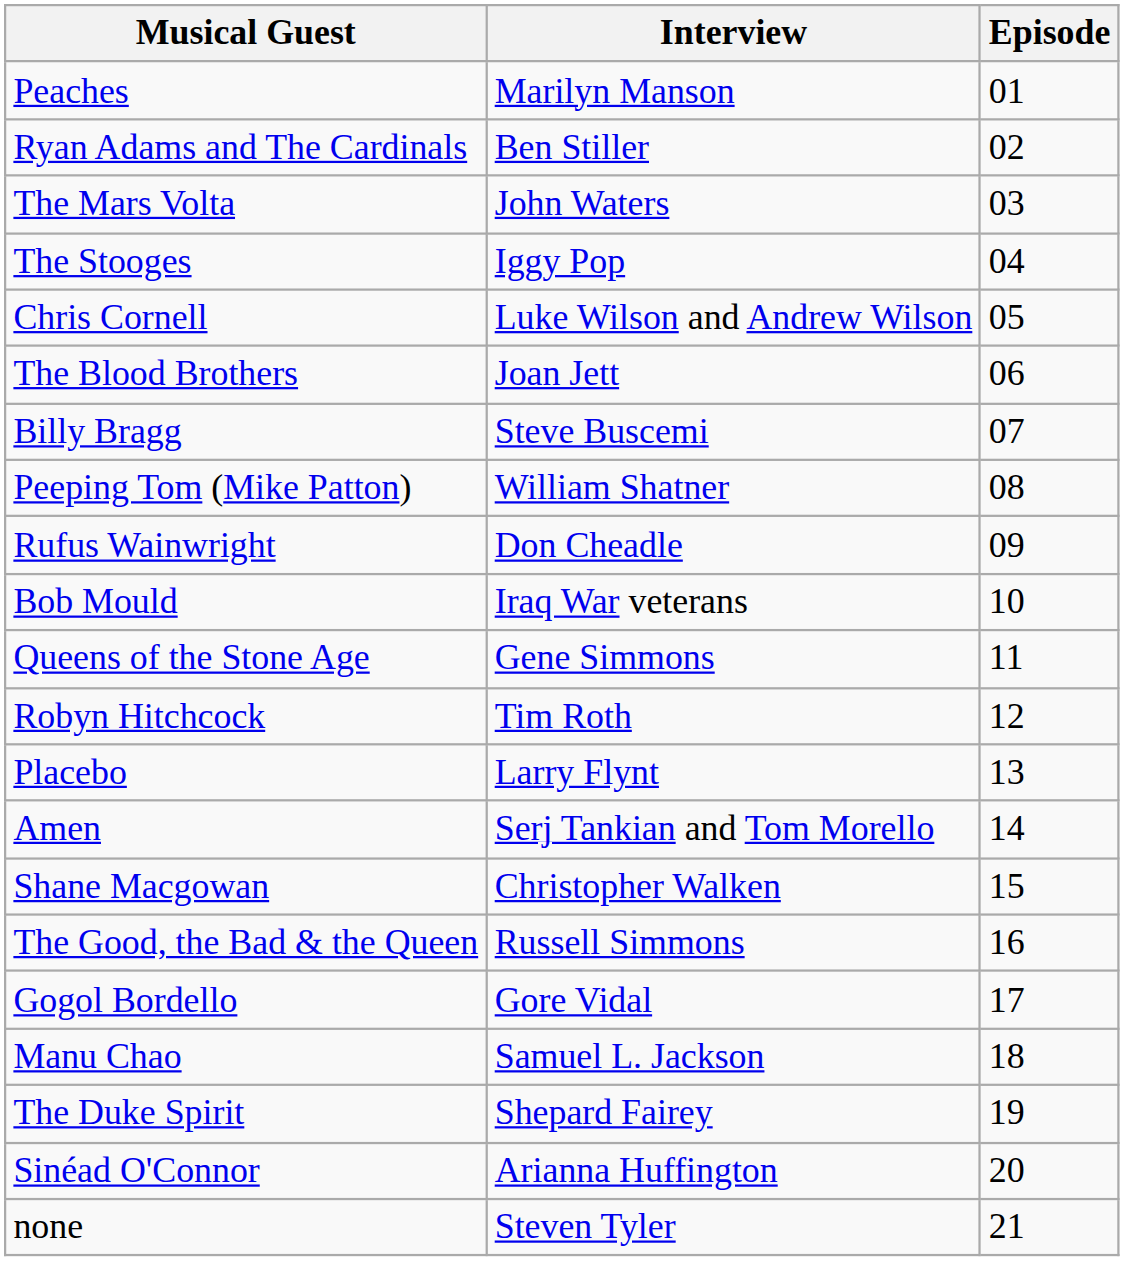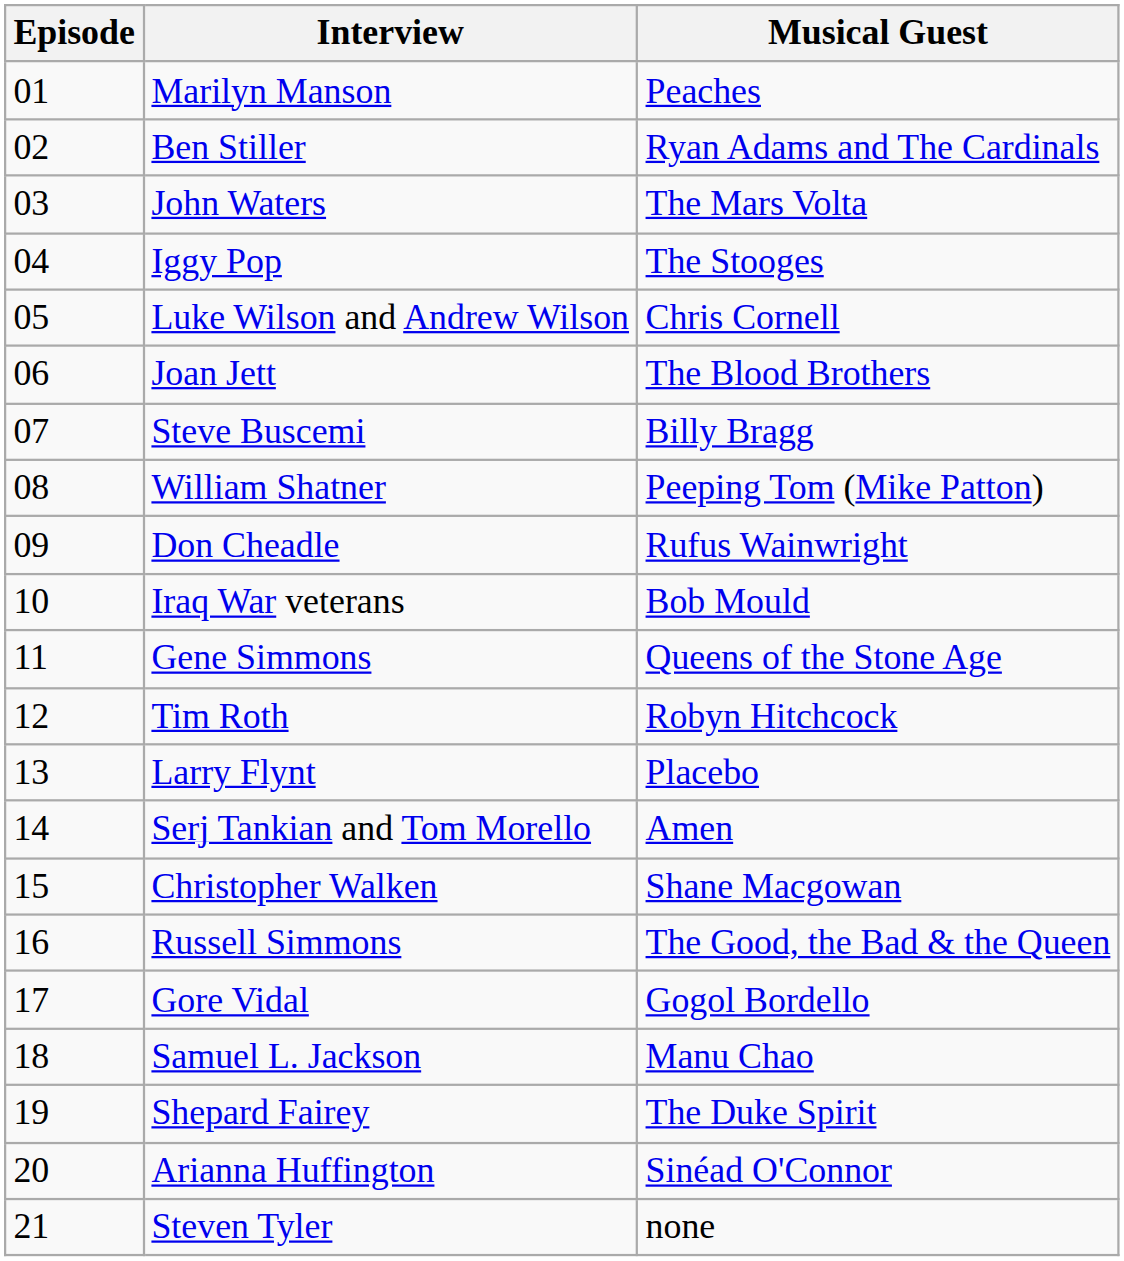columns swapped: (1050, 32) <-> (246, 32)
